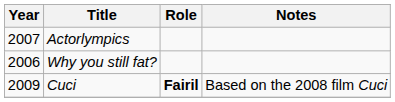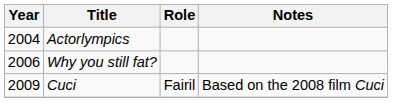(24, 39) 2007 -> (24, 39) 2004
(181, 85) bold -> (179, 85) normal
